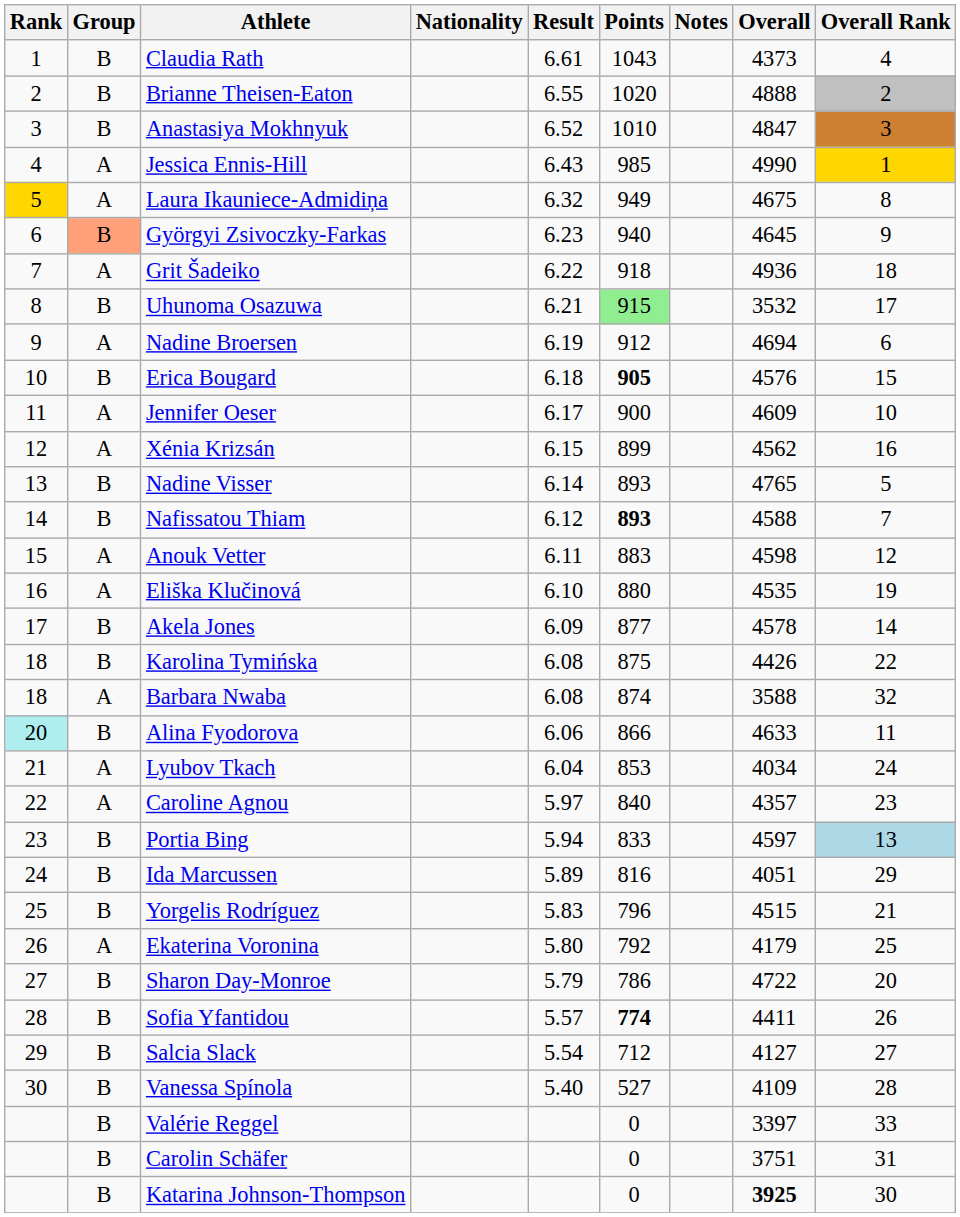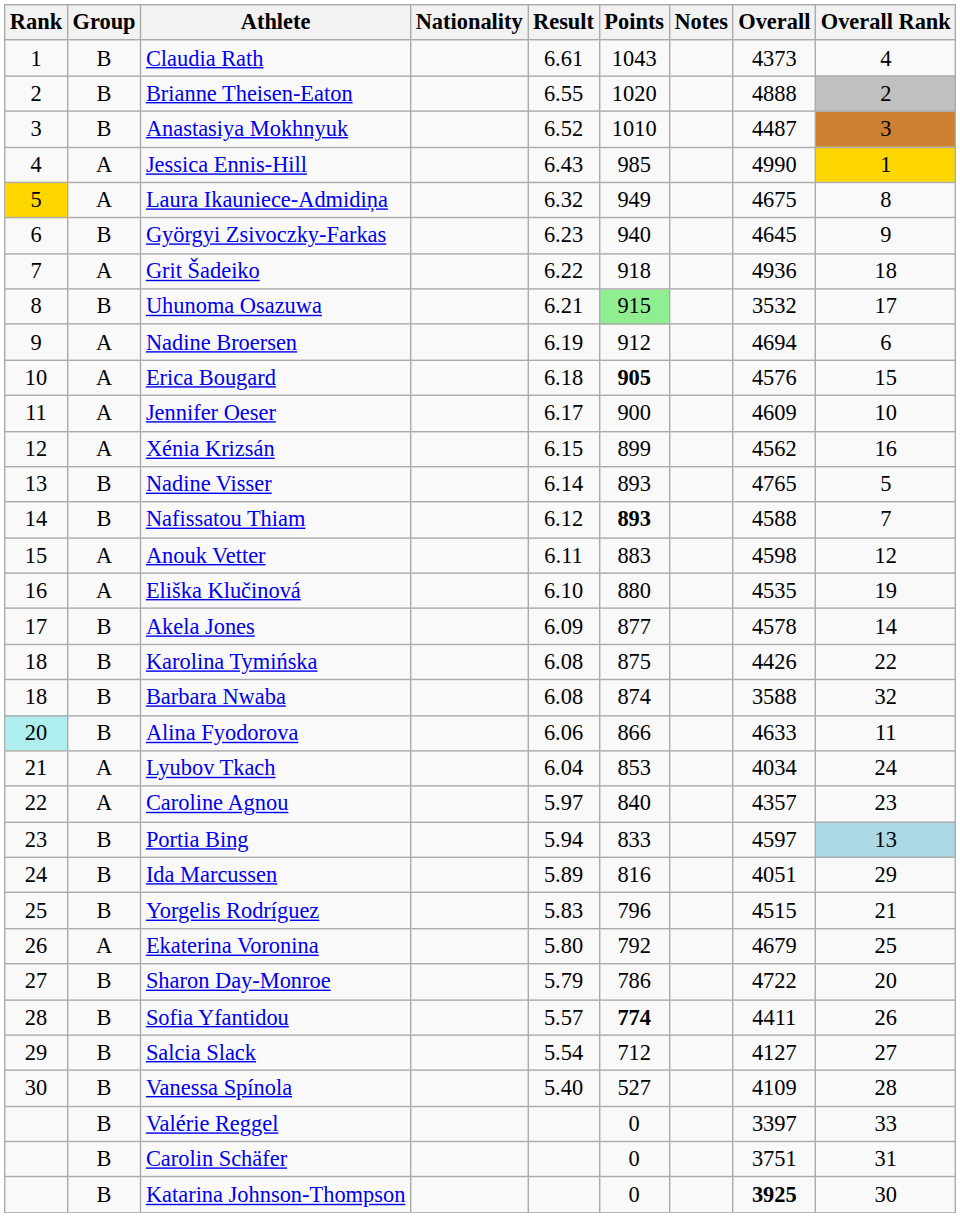(774, 128) 4847 -> (774, 128) 4487
(104, 235) lightsalmon background -> (104, 235) no background
(104, 377) B -> (104, 377) A
(104, 697) A -> (104, 697) B
(774, 945) 4179 -> (774, 945) 4679
